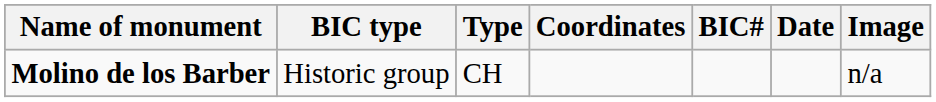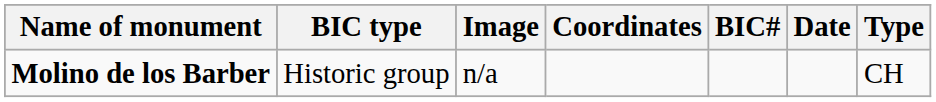columns swapped: (493, 27) <-> (886, 27)
